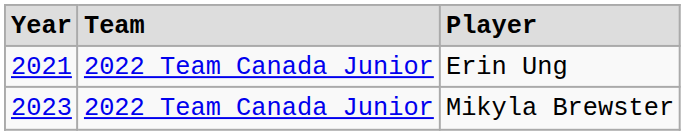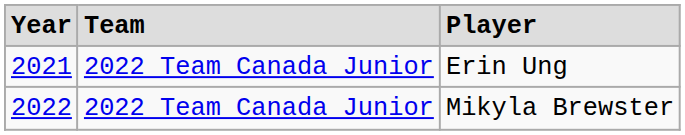(41, 108) 2023 -> (41, 108) 2022
